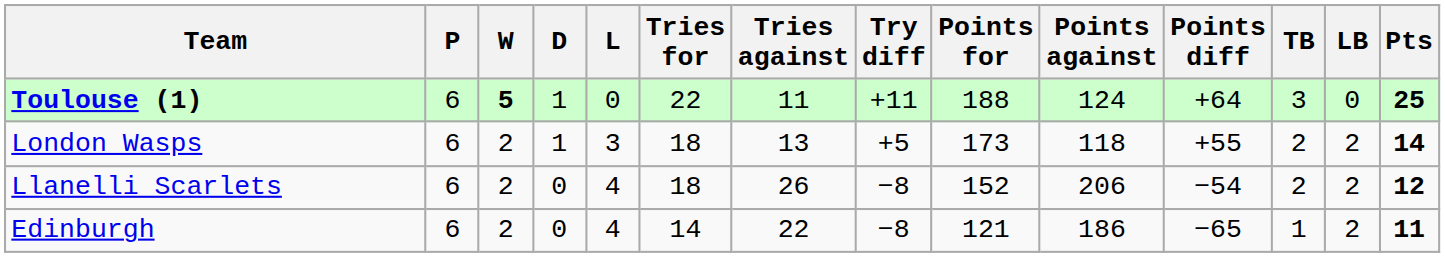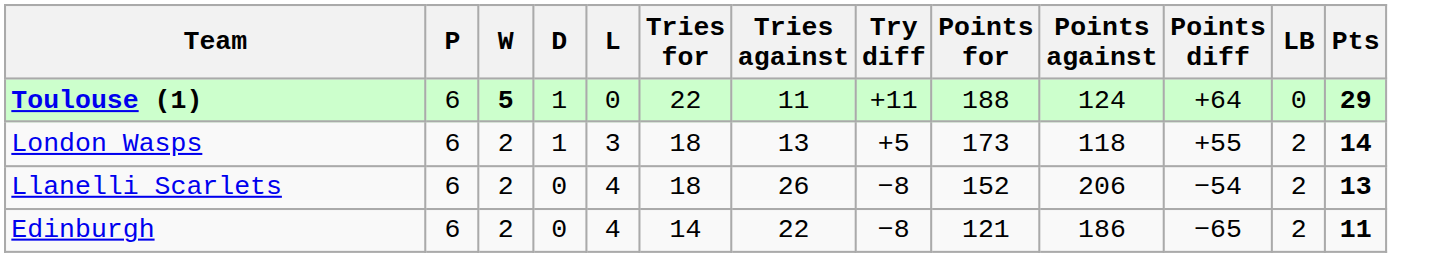- column: (1299, 42)
(1409, 100) 25 -> (1356, 100) 29
(1409, 187) 12 -> (1356, 187) 13
